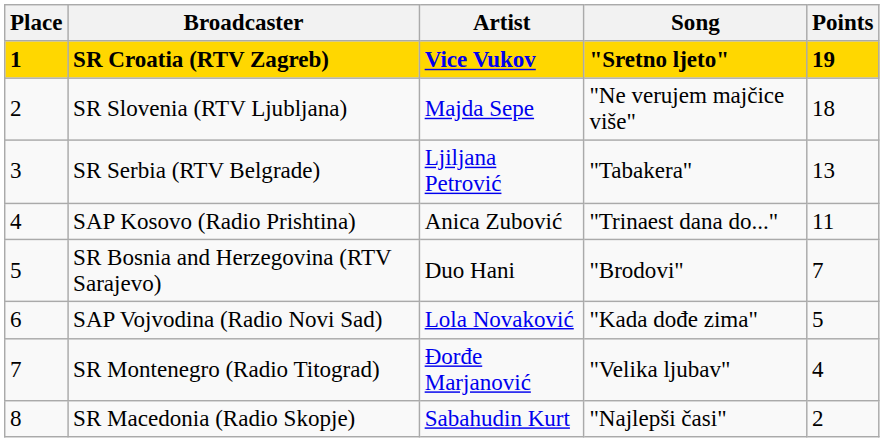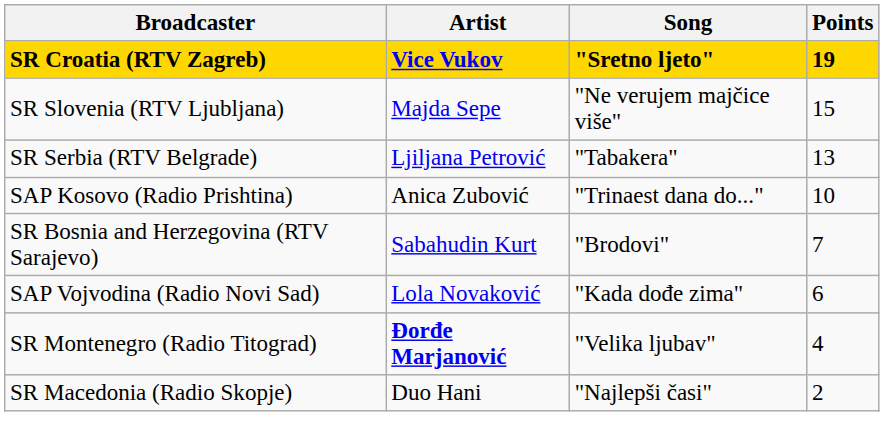- column: (36, 22)
(824, 108) 18 -> (824, 108) 15
(823, 220) 11 -> (824, 194) 10
(470, 270) Duo Hani -> (464, 244) Sabahudin Kurt
(818, 319) 5 -> (818, 293) 6
(478, 369) normal -> (449, 343) bold
(497, 418) Sabahudin Kurt -> (436, 392) Duo Hani
